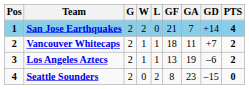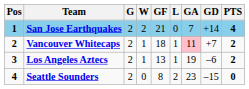columns swapped: (157, 12) <-> (172, 12)
(191, 44) no background -> (191, 44) pink background
